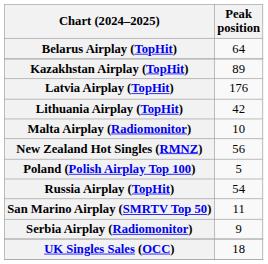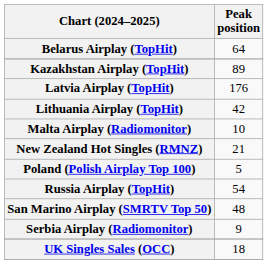(239, 149) 56 -> (239, 149) 21
(239, 209) 11 -> (239, 209) 48
